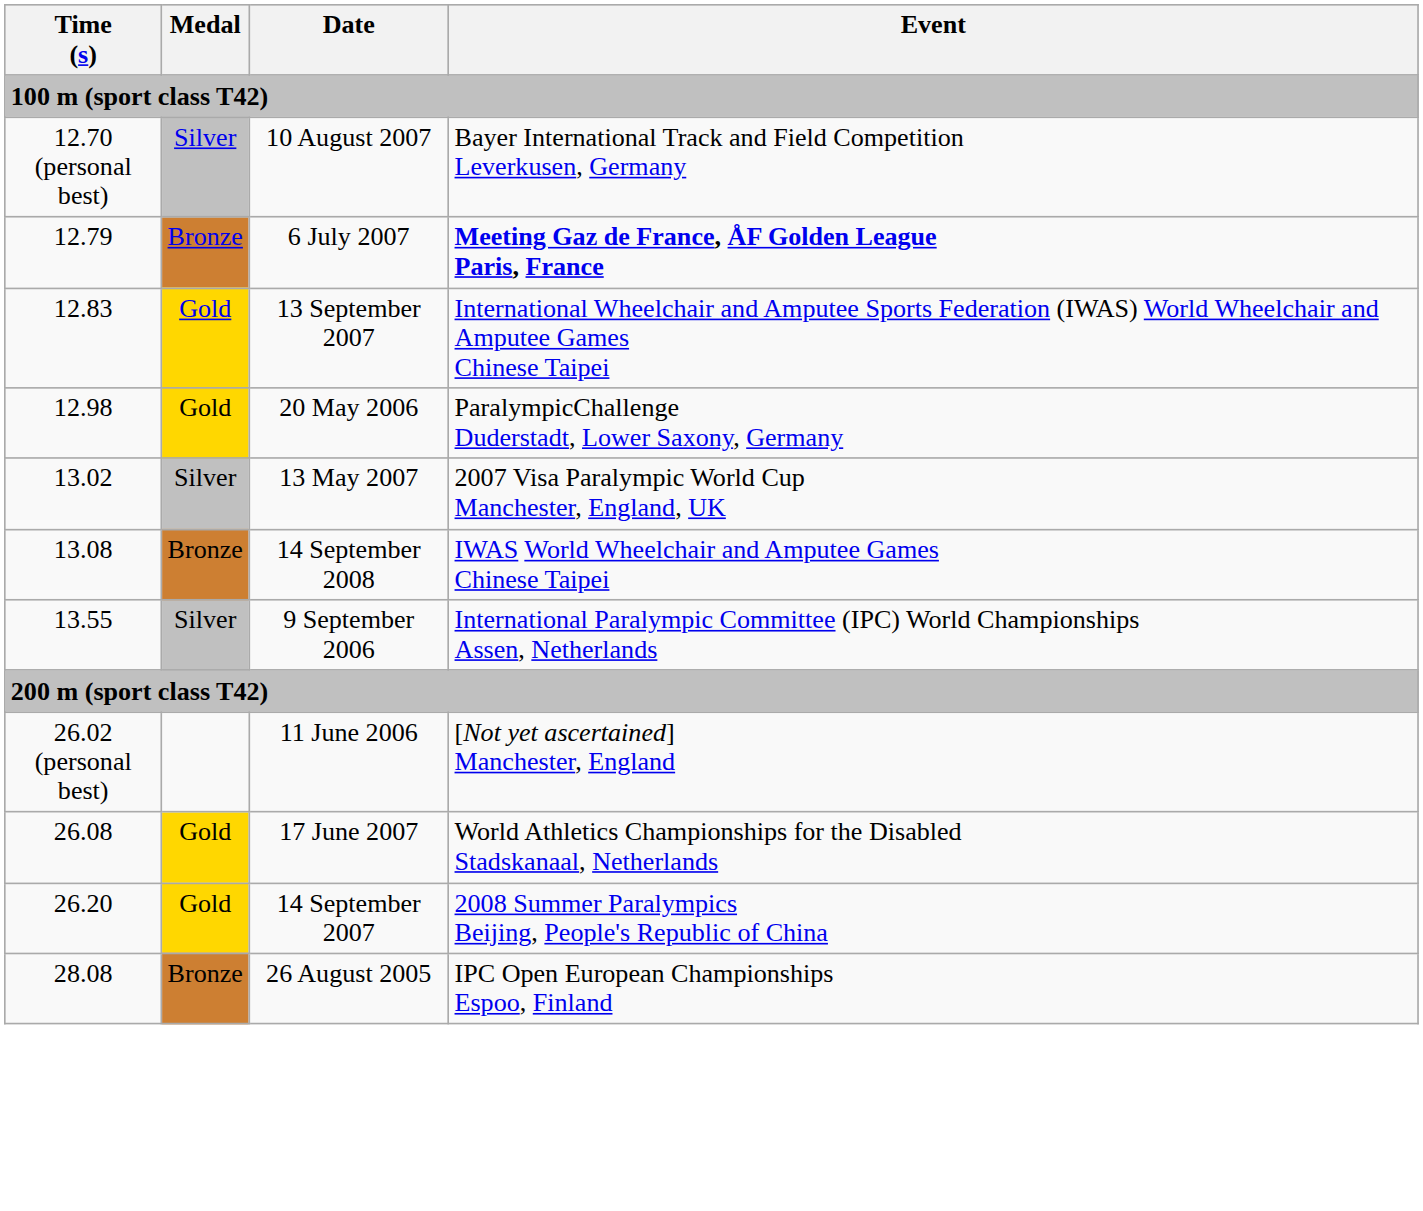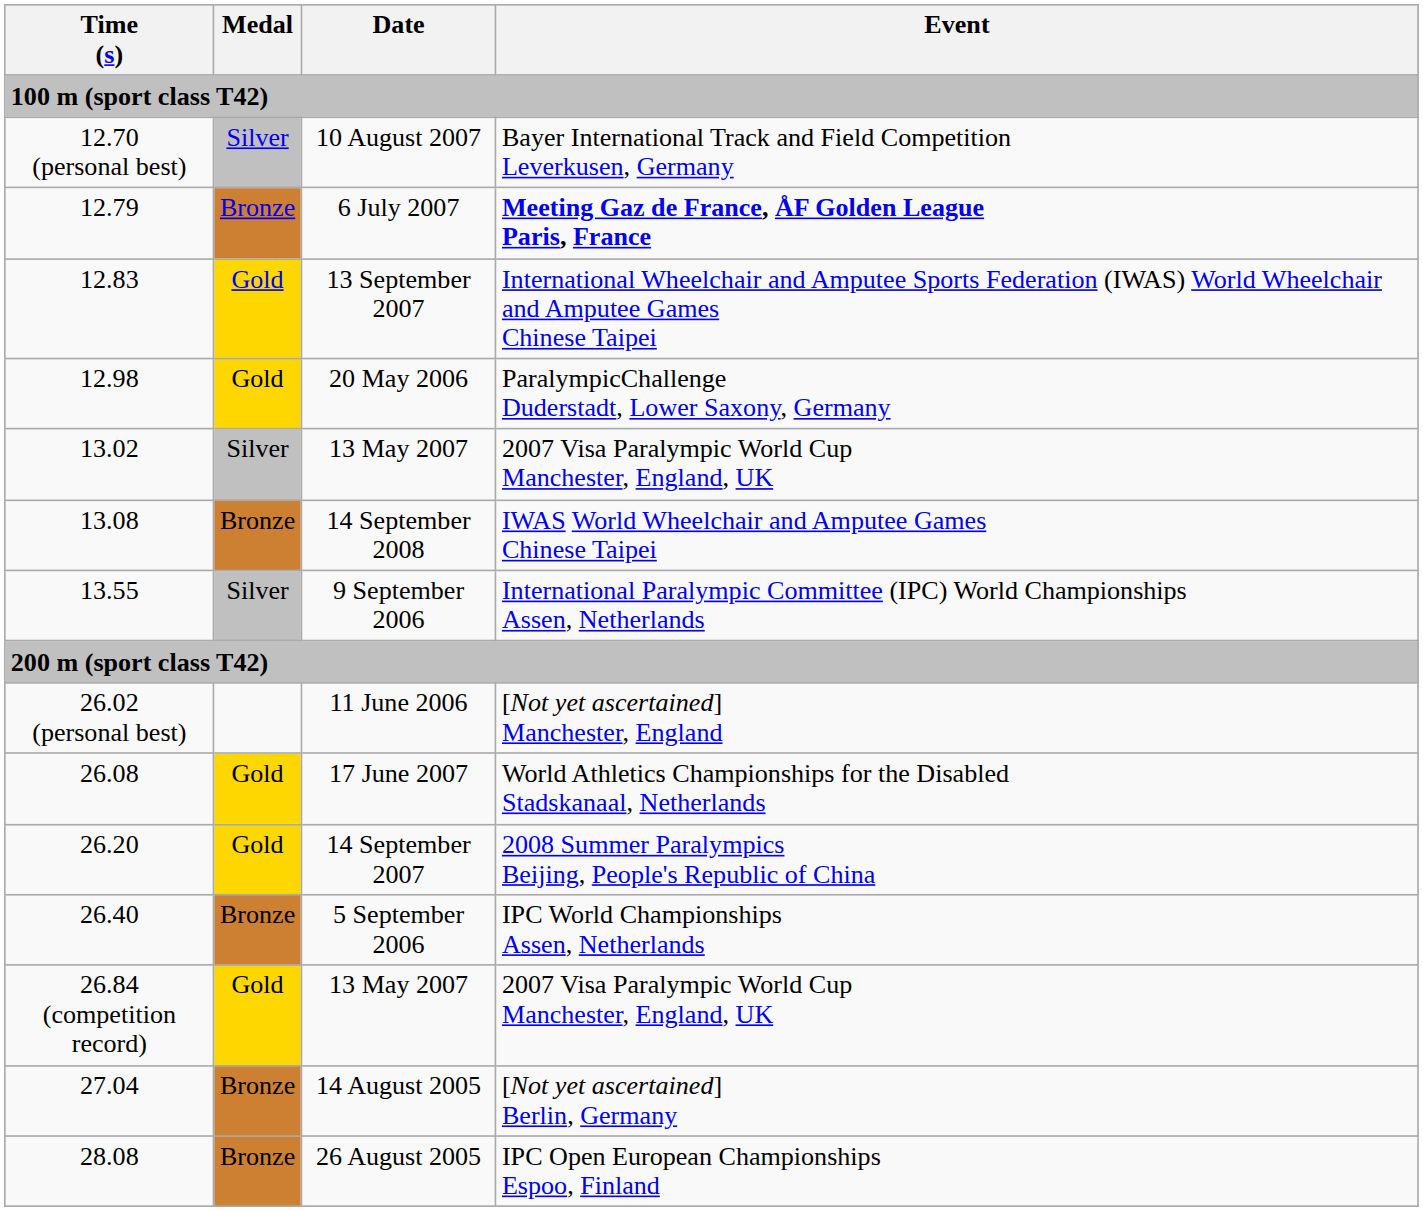+ row: (109, 914)
+ row: (109, 1014)
+ row: (109, 1085)
